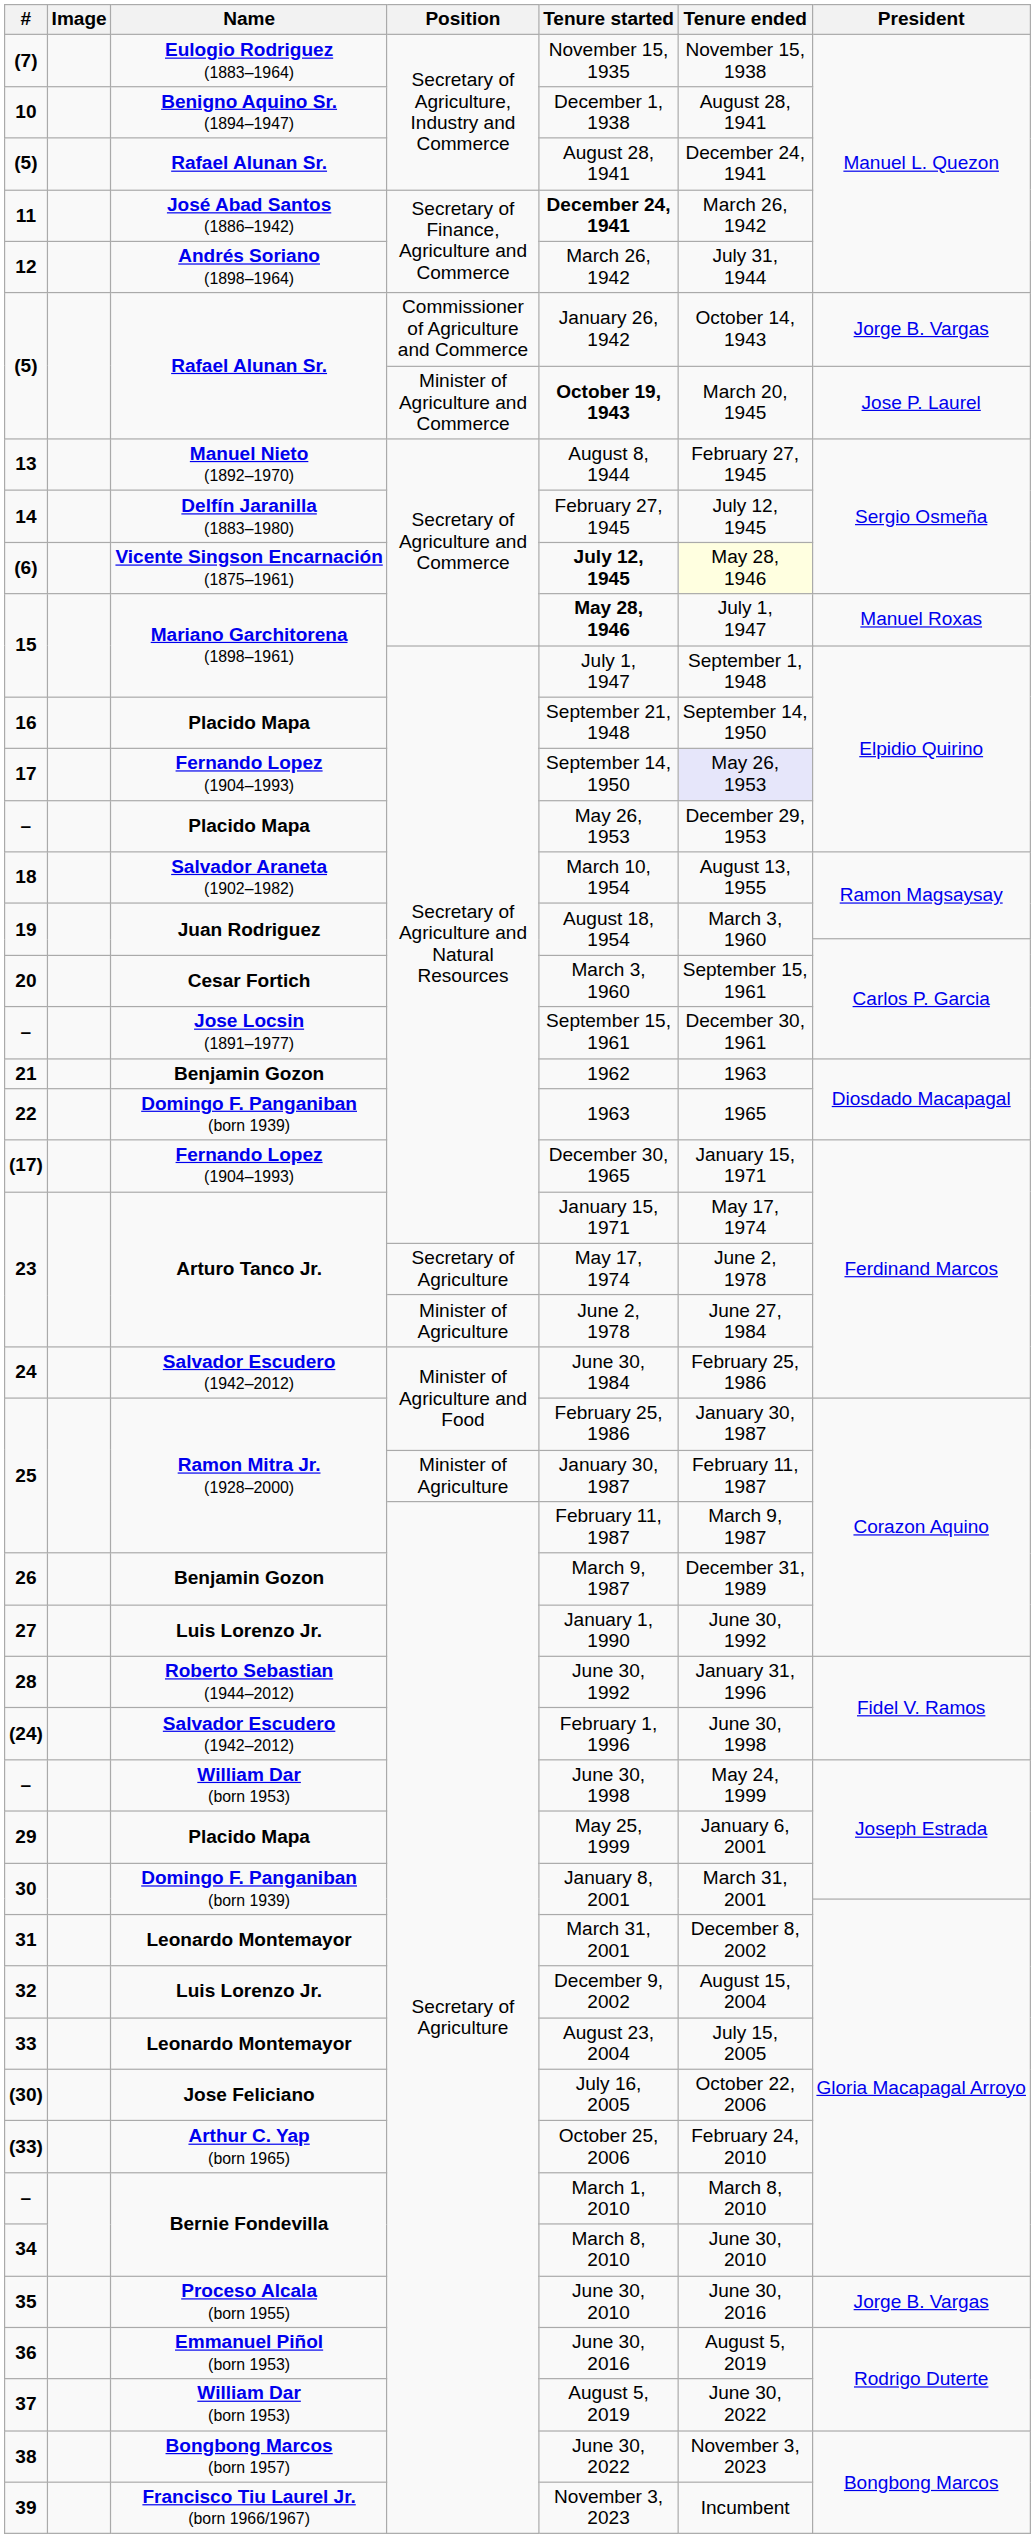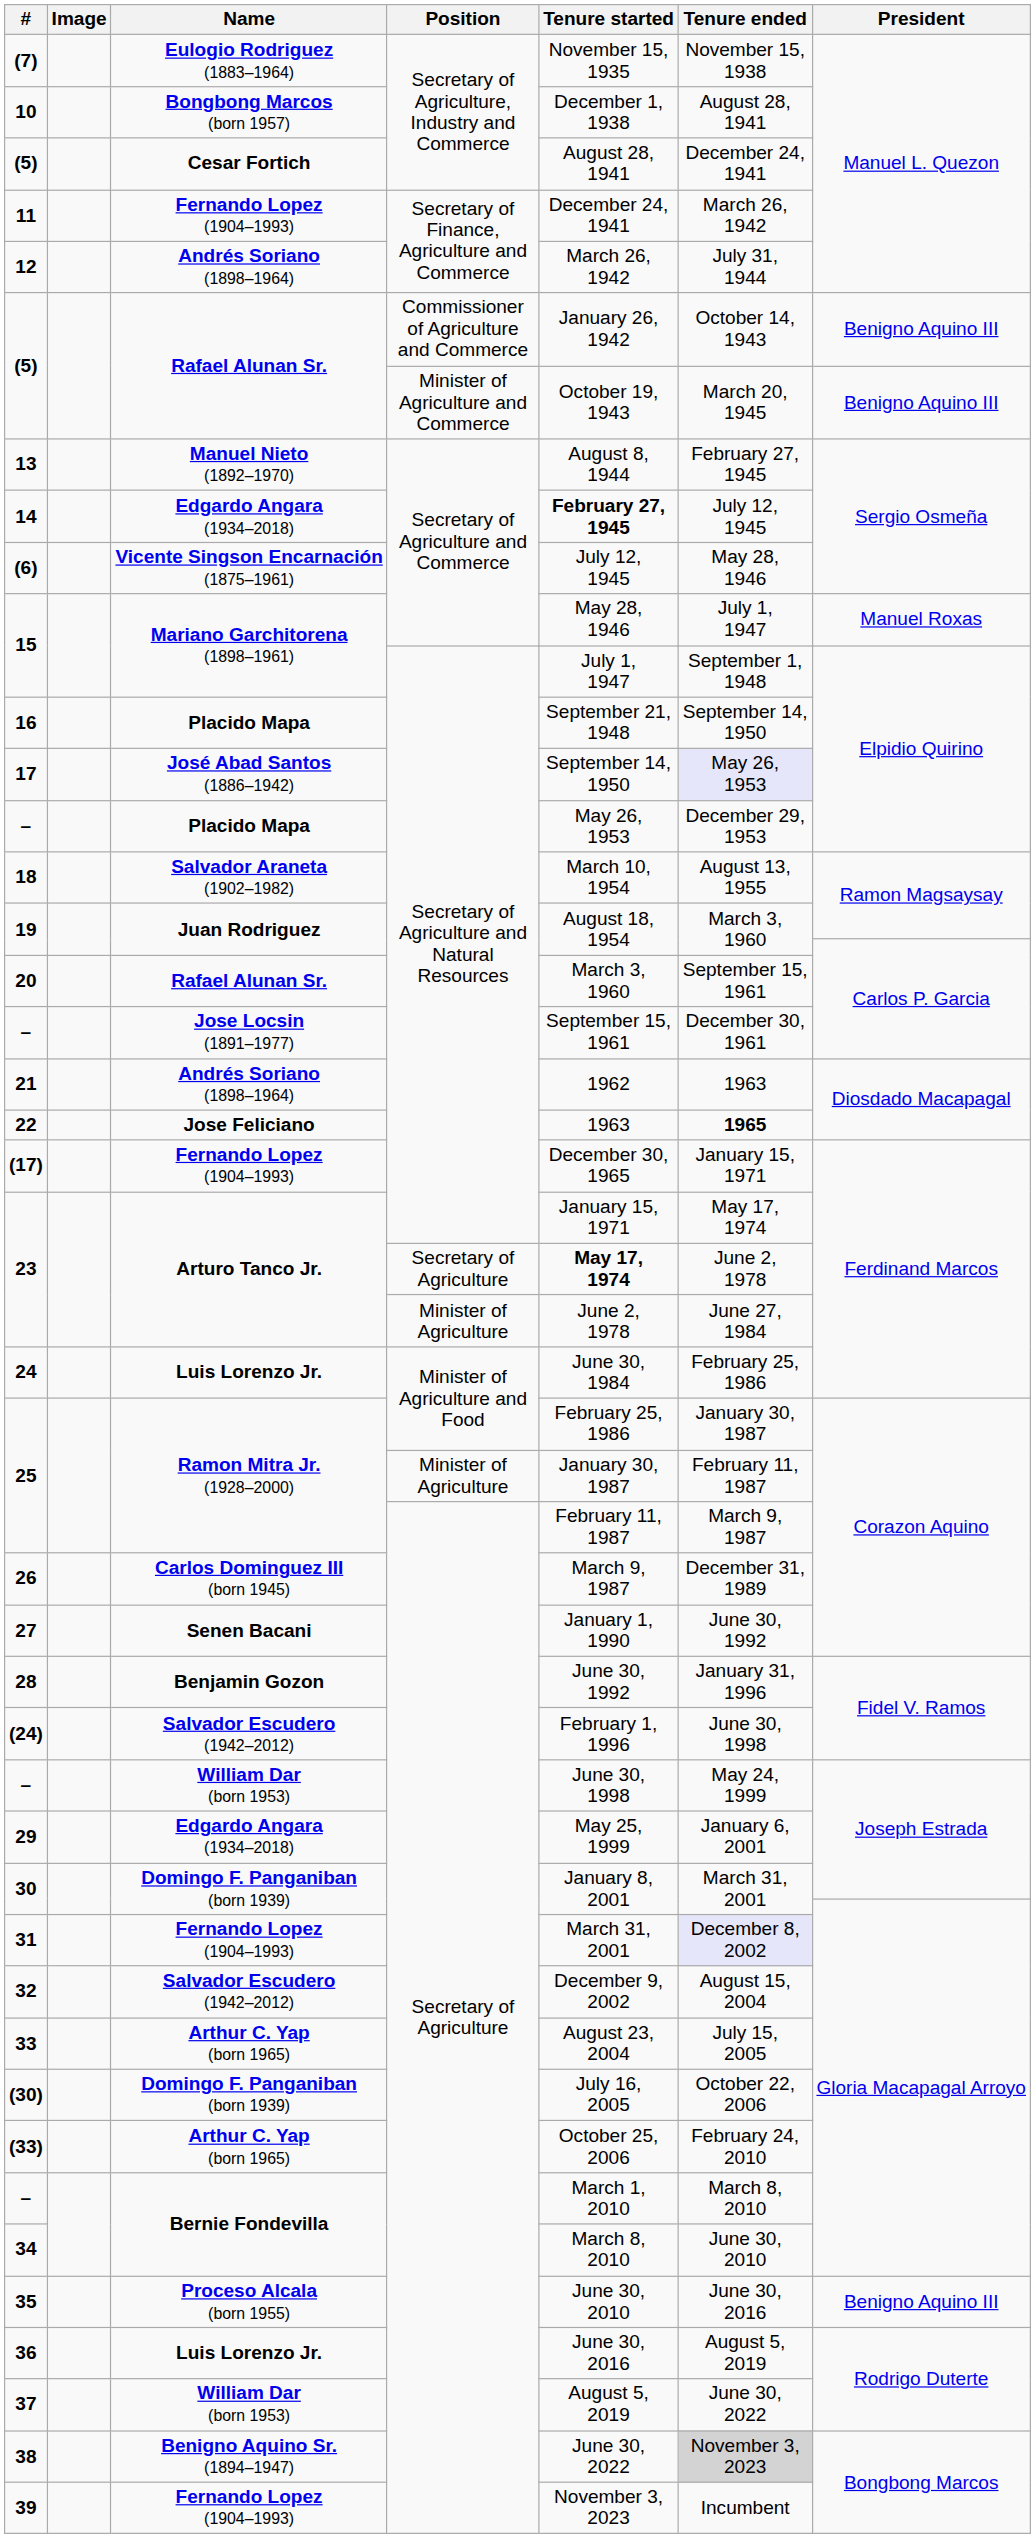(249, 112) Benigno Aquino Sr. (1894–1947) -> (249, 112) Bongbong Marcos (born 1957)
(249, 163) Rafael Alunan Sr. -> (249, 163) Cesar Fortich
(249, 215) José Abad Santos (1886–1942) -> (249, 215) Fernando Lopez (1904–1993)
(609, 215) bold -> (609, 215) normal
(921, 329) Jorge B. Vargas -> (921, 329) Benigno Aquino III
(609, 402) bold -> (609, 402) normal
(921, 402) Jose P. Laurel -> (921, 402) Benigno Aquino III
(249, 516) Delfín Jaranilla (1883–1980) -> (249, 516) Edgardo Angara (1934–2018)
(609, 516) normal -> (609, 516) bold
(609, 567) bold -> (609, 567) normal
(745, 567) lightyellow background -> (745, 567) no background
(609, 619) bold -> (609, 619) normal
(249, 774) Fernando Lopez (1904–1993) -> (249, 774) José Abad Santos (1886–1942)
(249, 980) Cesar Fortich -> (249, 980) Rafael Alunan Sr.
(249, 1073) Benjamin Gozon -> (249, 1084) Andrés Soriano (1898–1964)
(249, 1114) Domingo F. Panganiban (born 1939) -> (249, 1124) Jose Feliciano
(745, 1114) normal -> (745, 1124) bold
(609, 1269) normal -> (609, 1269) bold
(249, 1372) Salvador Escudero (1942–2012) -> (249, 1372) Luis Lorenzo Jr.
(249, 1578) Benjamin Gozon -> (249, 1578) Carlos Dominguez III (born 1945)
(249, 1630) Luis Lorenzo Jr. -> (249, 1630) Senen Bacani
(249, 1682) Roberto Sebastian (1944–2012) -> (249, 1682) Benjamin Gozon
(249, 1836) Placido Mapa -> (249, 1836) Edgardo Angara (1934–2018)
(249, 1940) Leonardo Montemayor -> (249, 1940) Fernando Lopez (1904–1993)
(745, 1940) no background -> (745, 1940) lavender background
(249, 1991) Luis Lorenzo Jr. -> (249, 1991) Salvador Escudero (1942–2012)
(249, 2043) Leonardo Montemayor -> (249, 2043) Arthur C. Yap (born 1965)
(249, 2094) Jose Feliciano -> (249, 2094) Domingo F. Panganiban (born 1939)
(921, 2301) Jorge B. Vargas -> (921, 2301) Benigno Aquino III
(249, 2353) Emmanuel Piñol (born 1953) -> (249, 2353) Luis Lorenzo Jr.
(249, 2456) Bongbong Marcos (born 1957) -> (249, 2456) Benigno Aquino Sr. (1894–1947)
(745, 2456) no background -> (745, 2456) lightgrey background
(249, 2507) Francisco Tiu Laurel Jr. (born 1966/1967) -> (249, 2507) Fernando Lopez (1904–1993)
